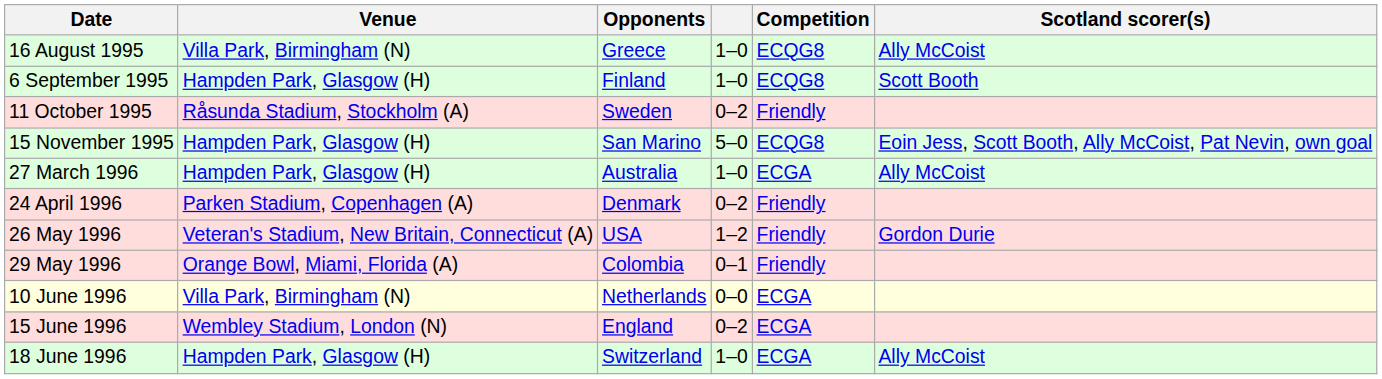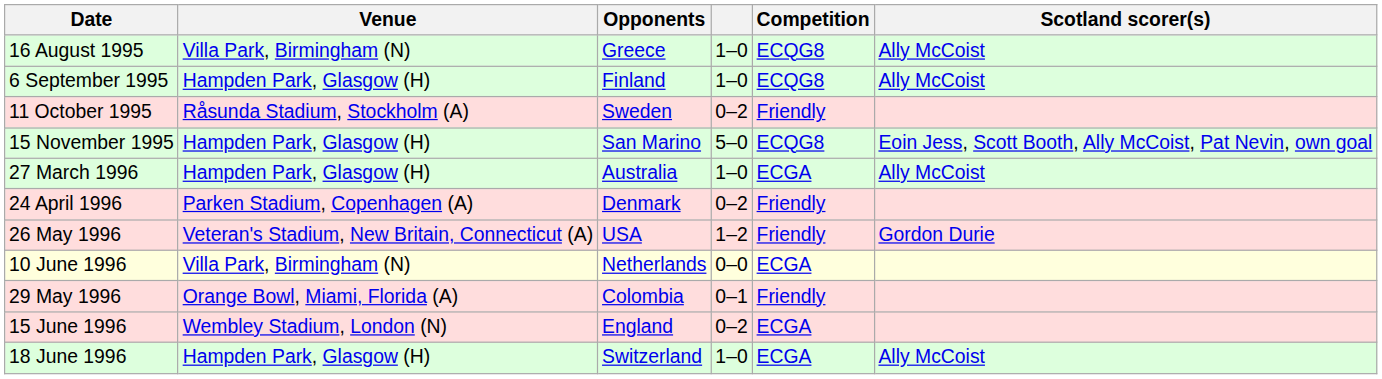(928, 81) Scott Booth -> (932, 81) Ally McCoist
rows swapped: (65, 265) <-> (68, 296)
